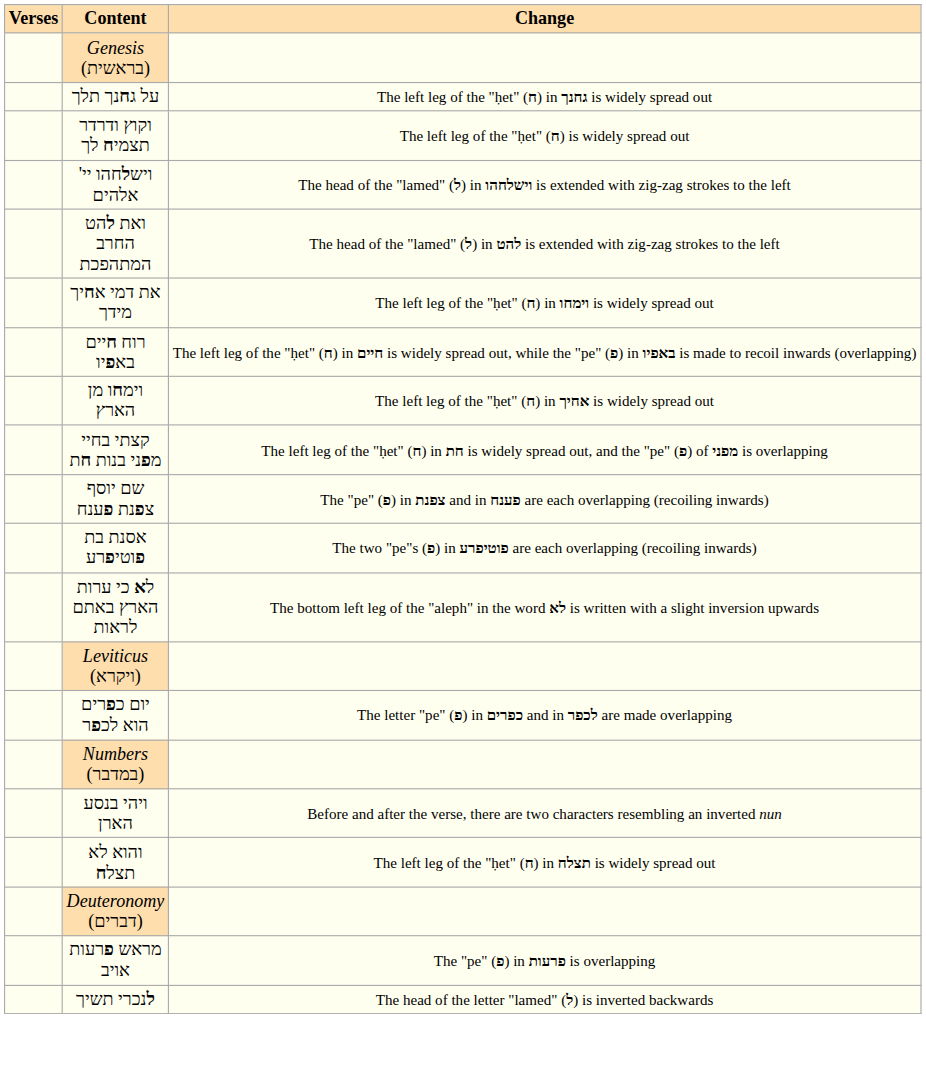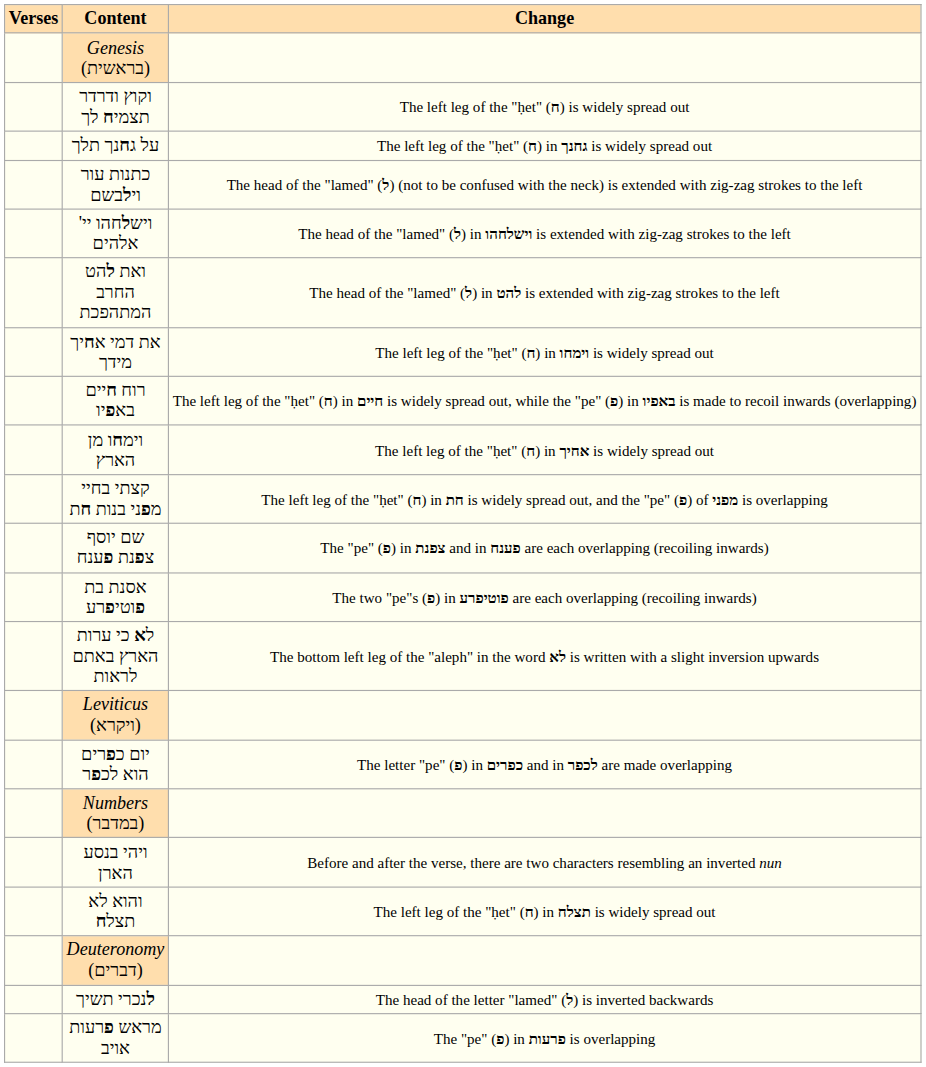rows swapped: (115, 96) <-> (115, 135)
+ row: (115, 184)
rows swapped: (115, 999) <-> (115, 960)
